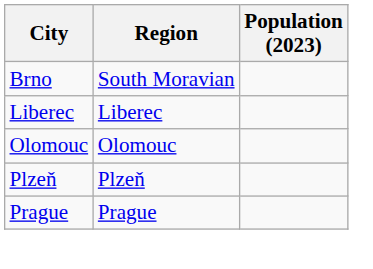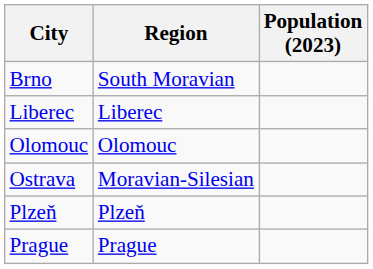+ row: (42, 178)
